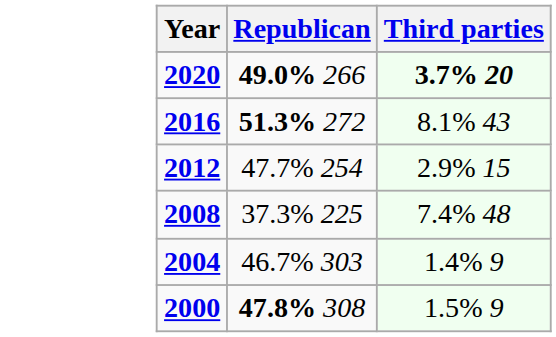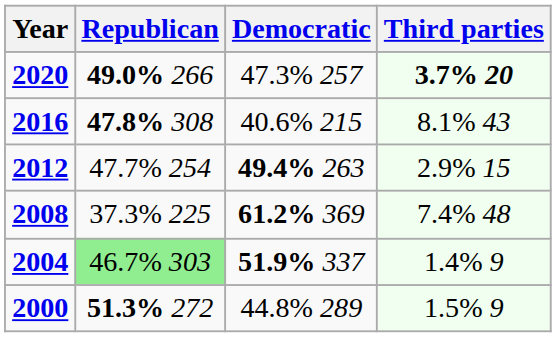+ column: (301, 28)
(302, 121) 51.3% 272 -> (150, 121) 47.8% 308
(302, 260) no background -> (150, 260) lightgreen background
(302, 306) 47.8% 308 -> (150, 306) 51.3% 272
